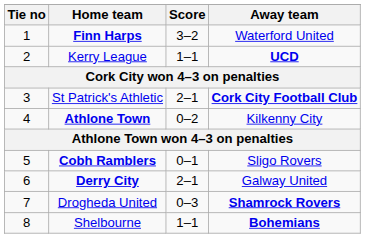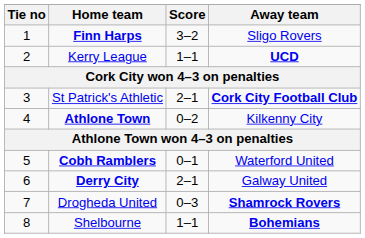(284, 35) Waterford United -> (284, 35) Sligo Rovers
(284, 160) Sligo Rovers -> (284, 160) Waterford United
